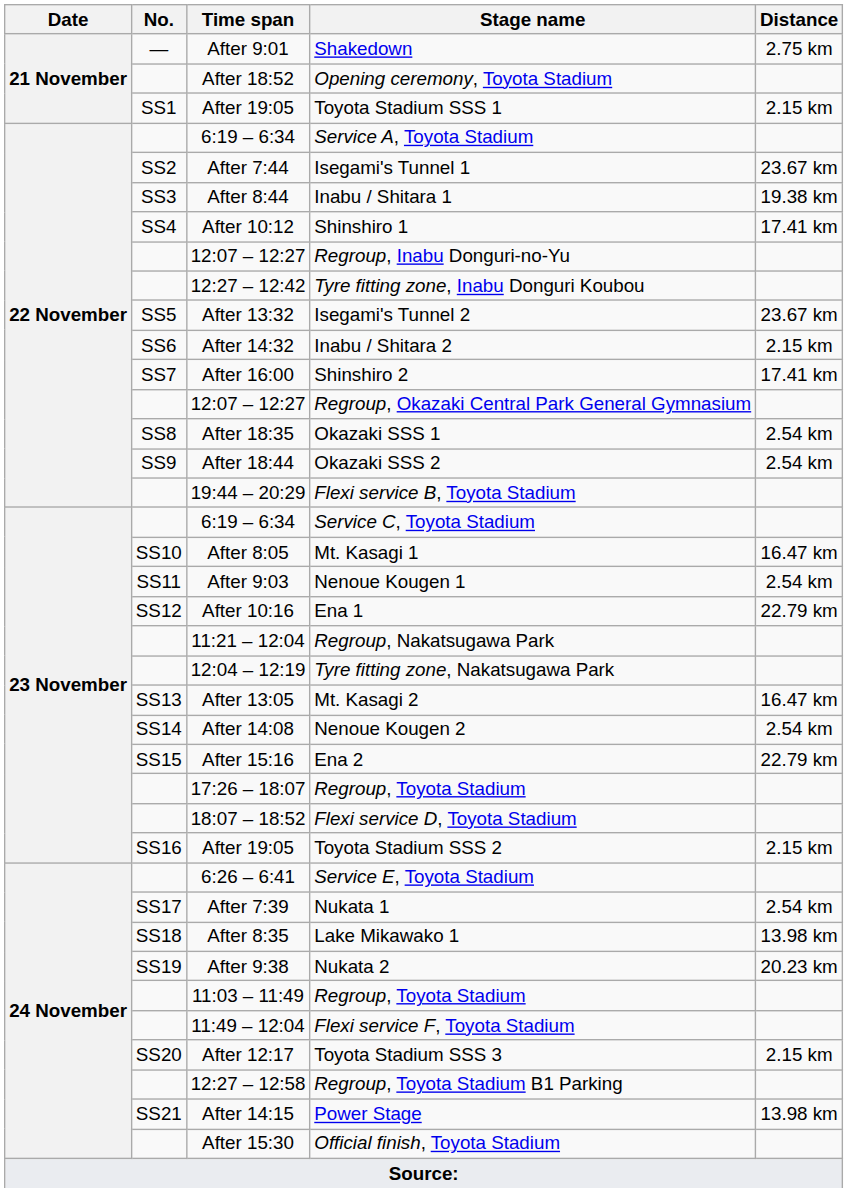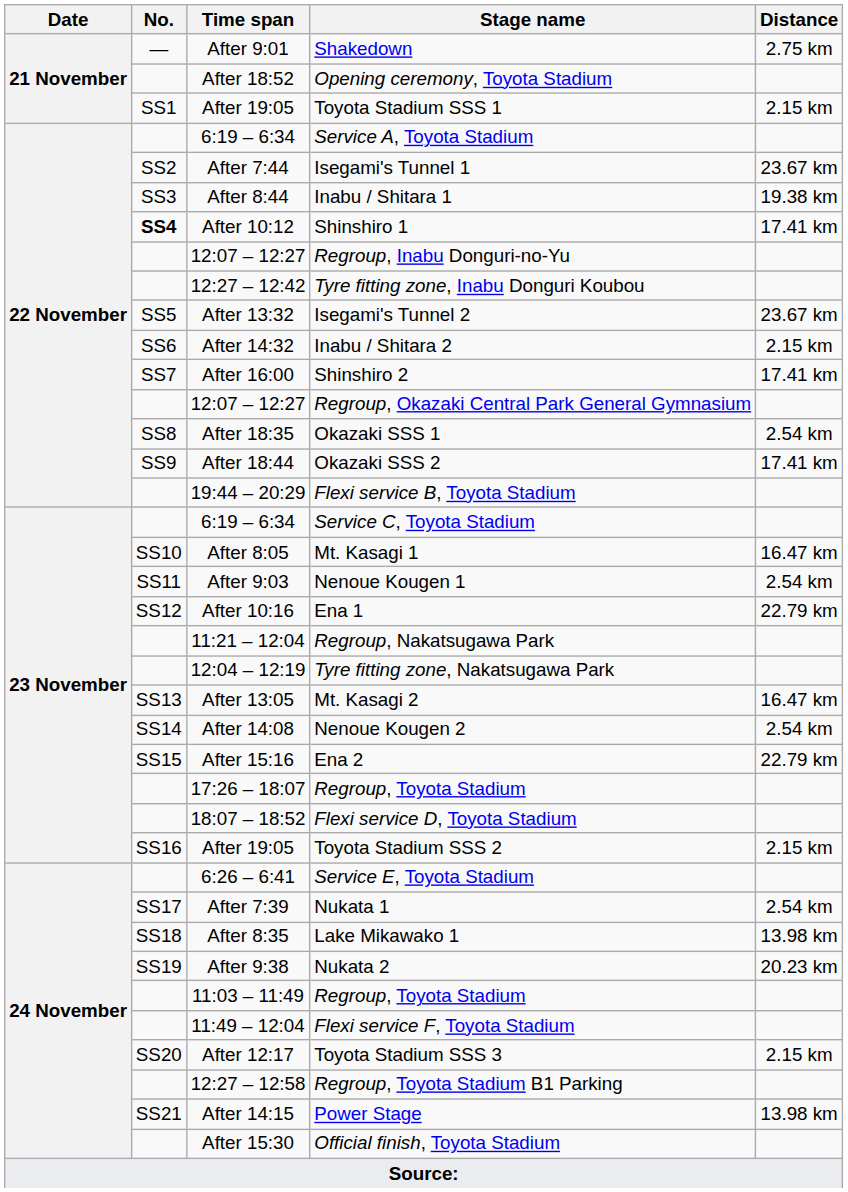(159, 226) normal -> (159, 226) bold
(799, 463) 2.54 km -> (799, 463) 17.41 km
